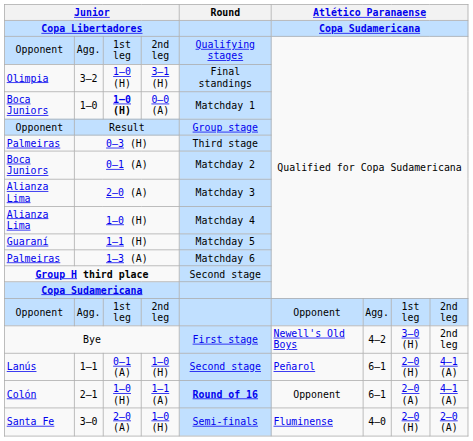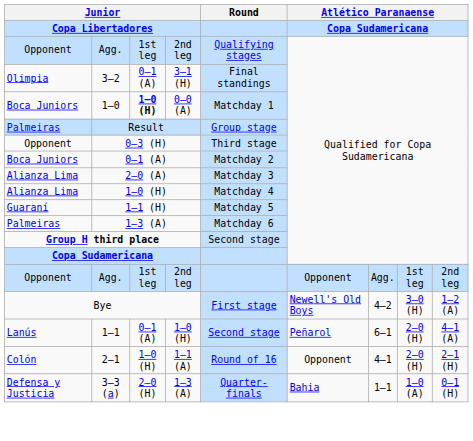(122, 78) 1–0 (H) -> (147, 78) 0–1 (A)
(39, 127) Opponent -> (34, 127) Palmeiras
(34, 143) Palmeiras -> (48, 143) Opponent
(449, 339) 2nd leg -> (450, 305) 1–2 (A)
(225, 394) bold -> (244, 360) normal
(377, 394) 6–1 -> (383, 360) 4–1
(411, 394) 2–0 (A) -> (415, 360) 2–0 (H)
(449, 394) 4–1 (A) -> (450, 360) 2–1 (H)
+ row: (111, 388)
- row: (89, 422)
